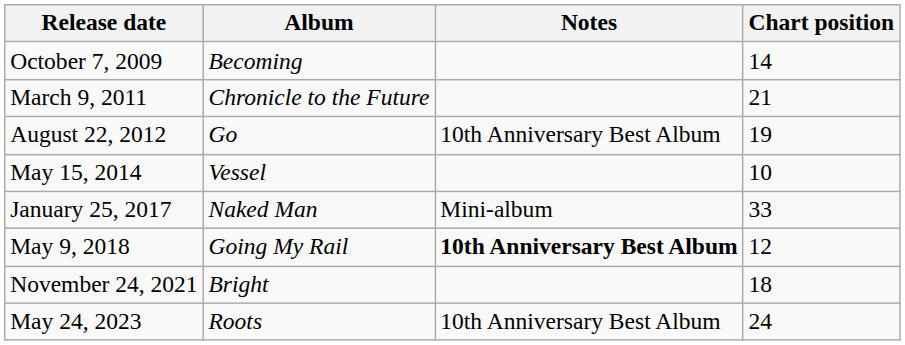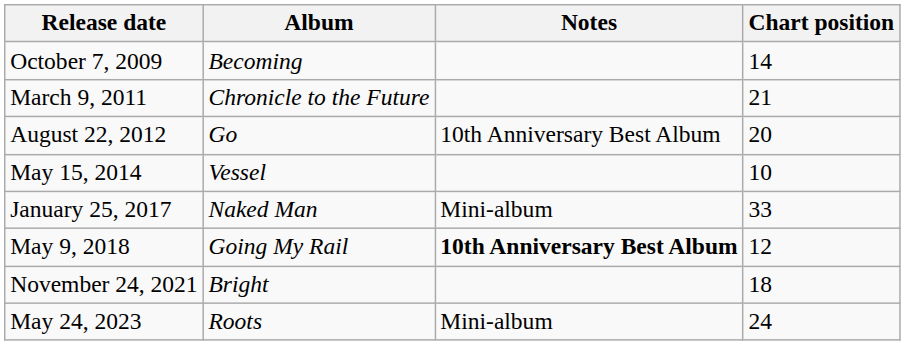(760, 135) 19 -> (760, 135) 20
(580, 321) 10th Anniversary Best Album -> (496, 321) Mini-album
